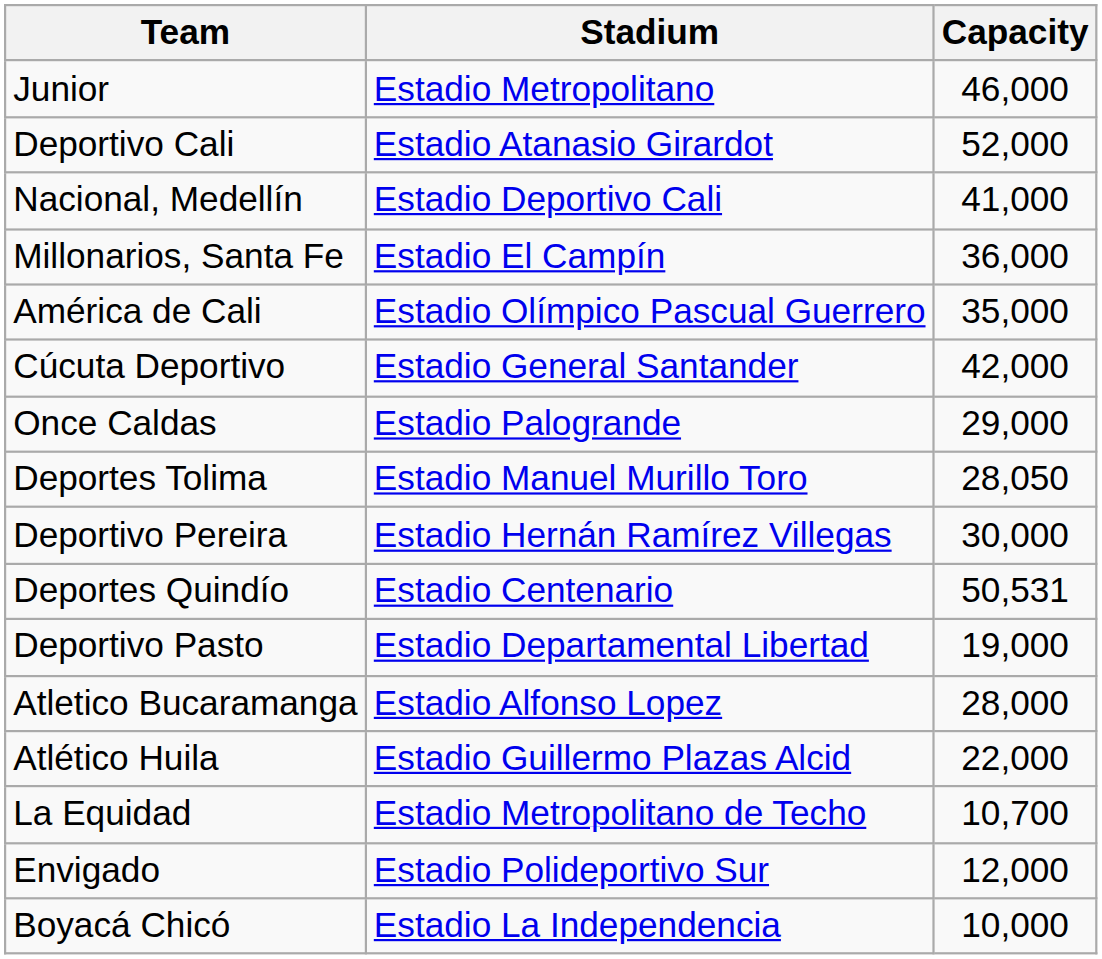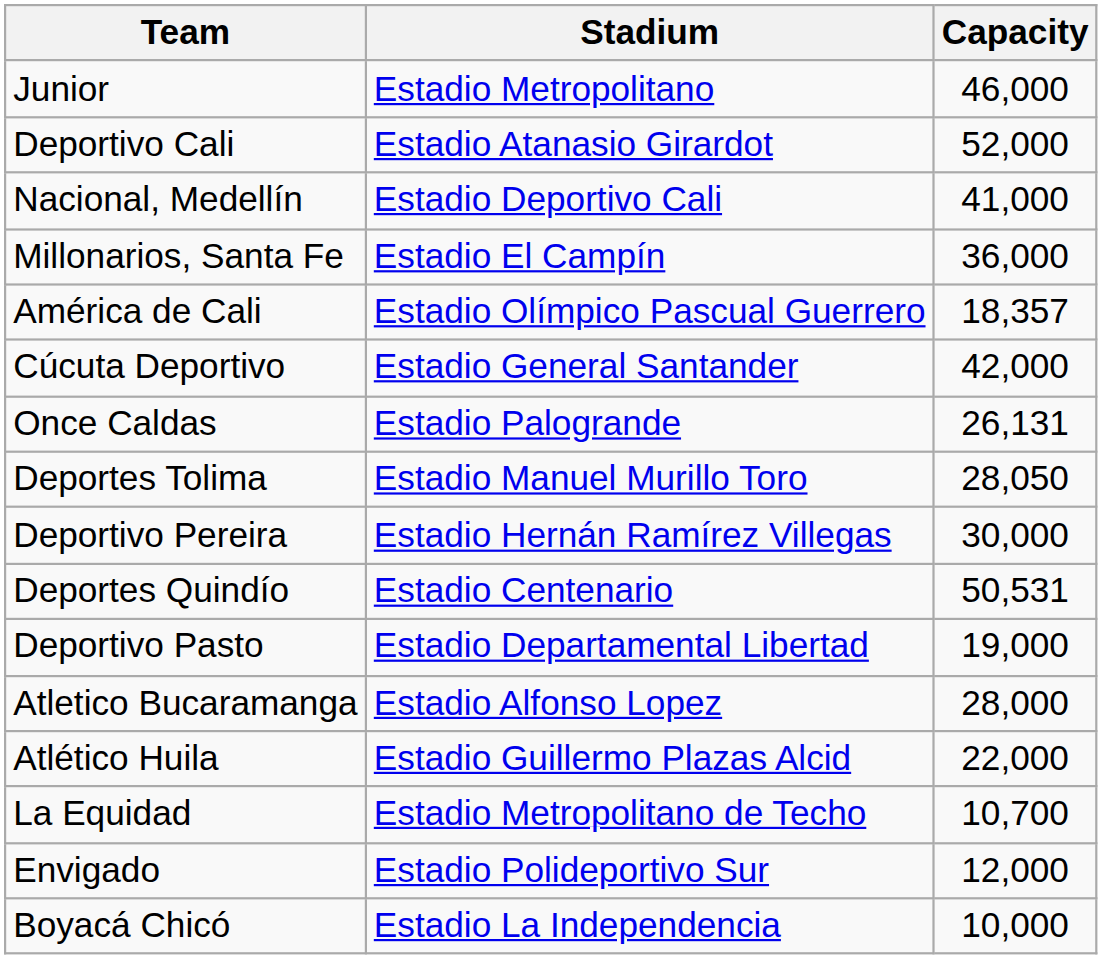(1015, 311) 35,000 -> (1015, 311) 18,357
(1015, 423) 29,000 -> (1015, 423) 26,131
